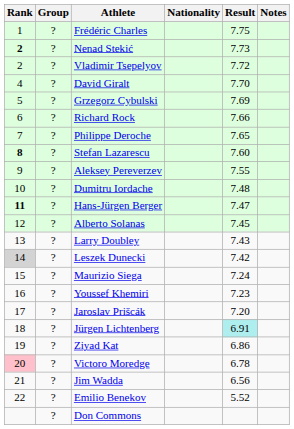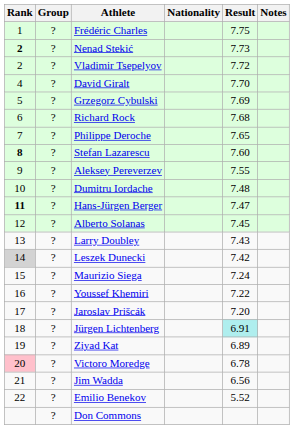(240, 118) 7.66 -> (240, 118) 7.68
(240, 293) 7.23 -> (240, 293) 7.22
(240, 345) 6.86 -> (240, 345) 6.89
